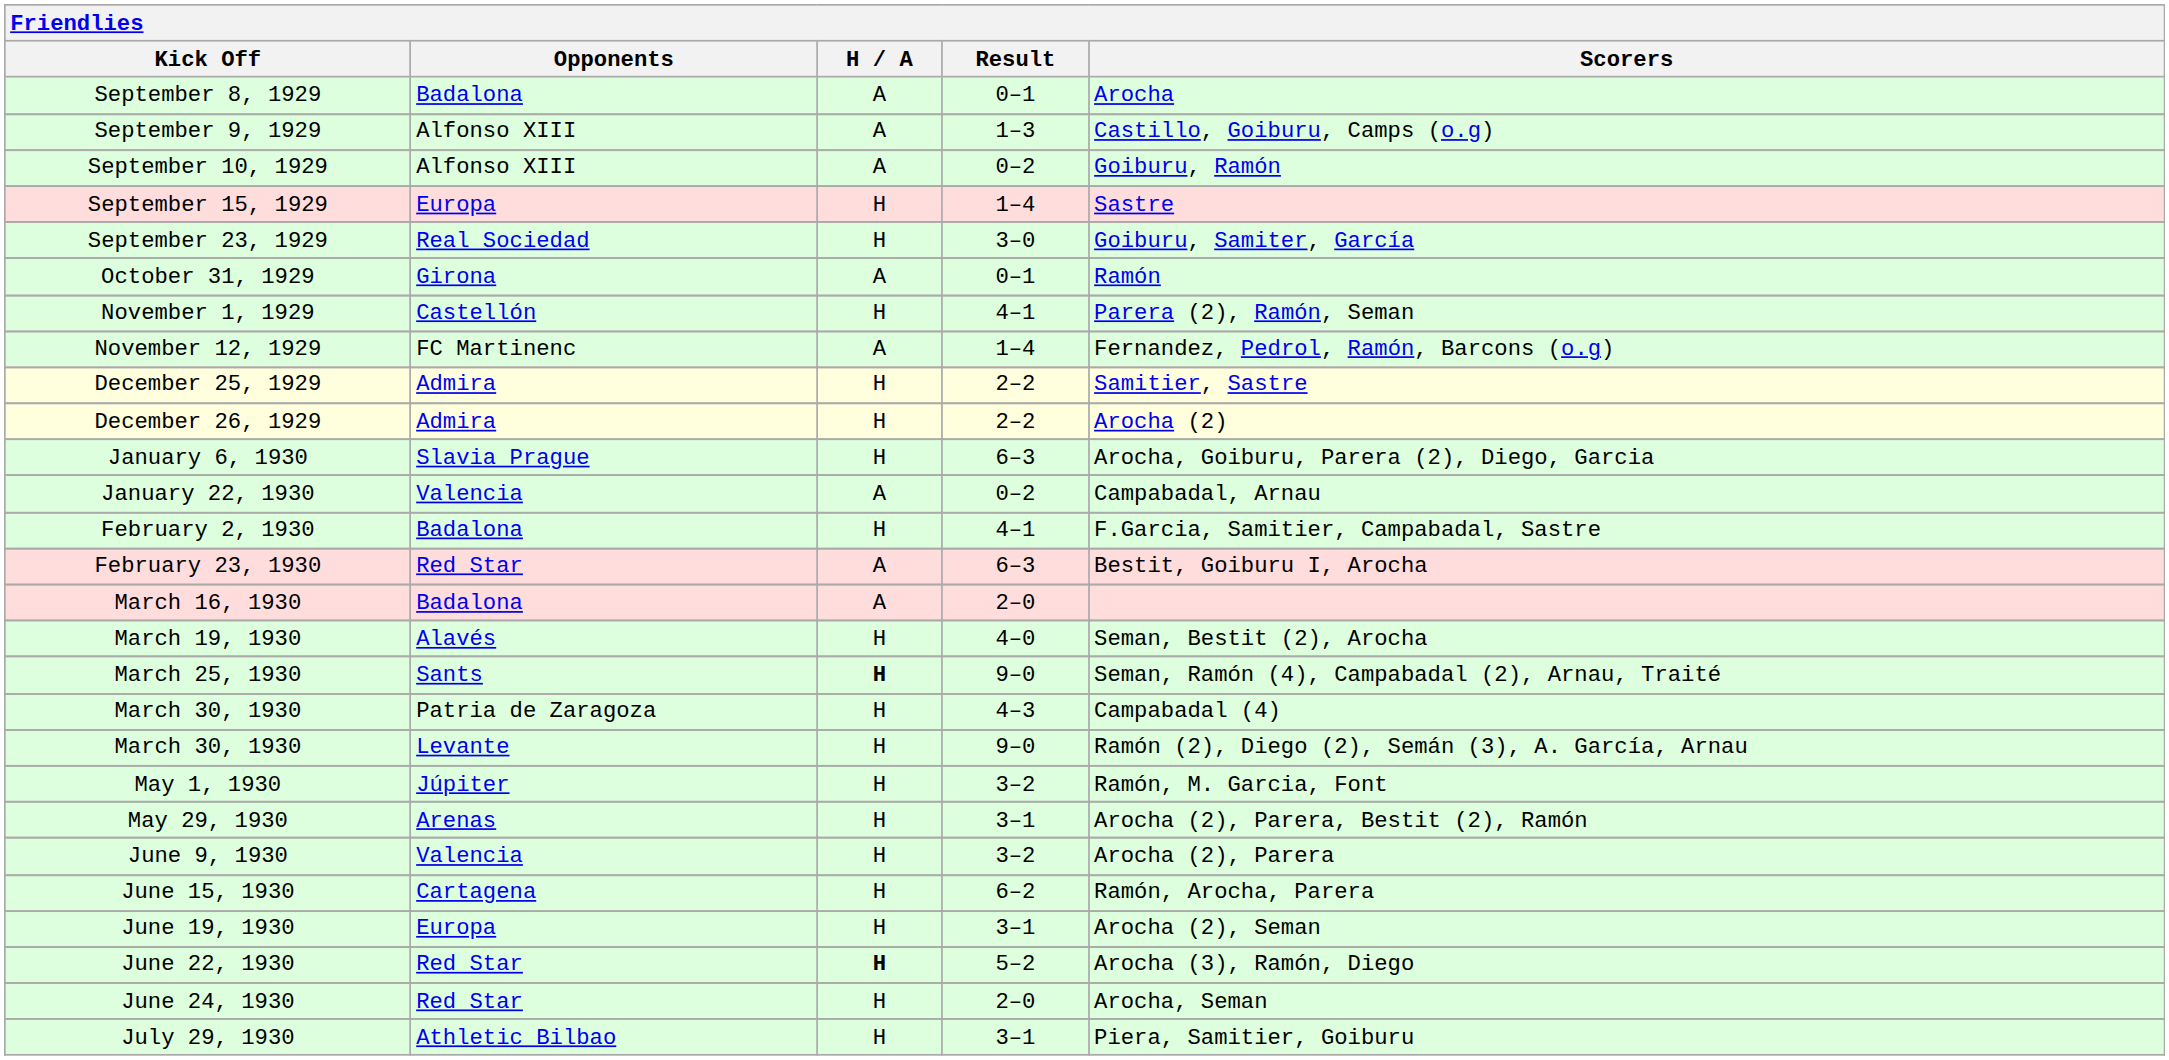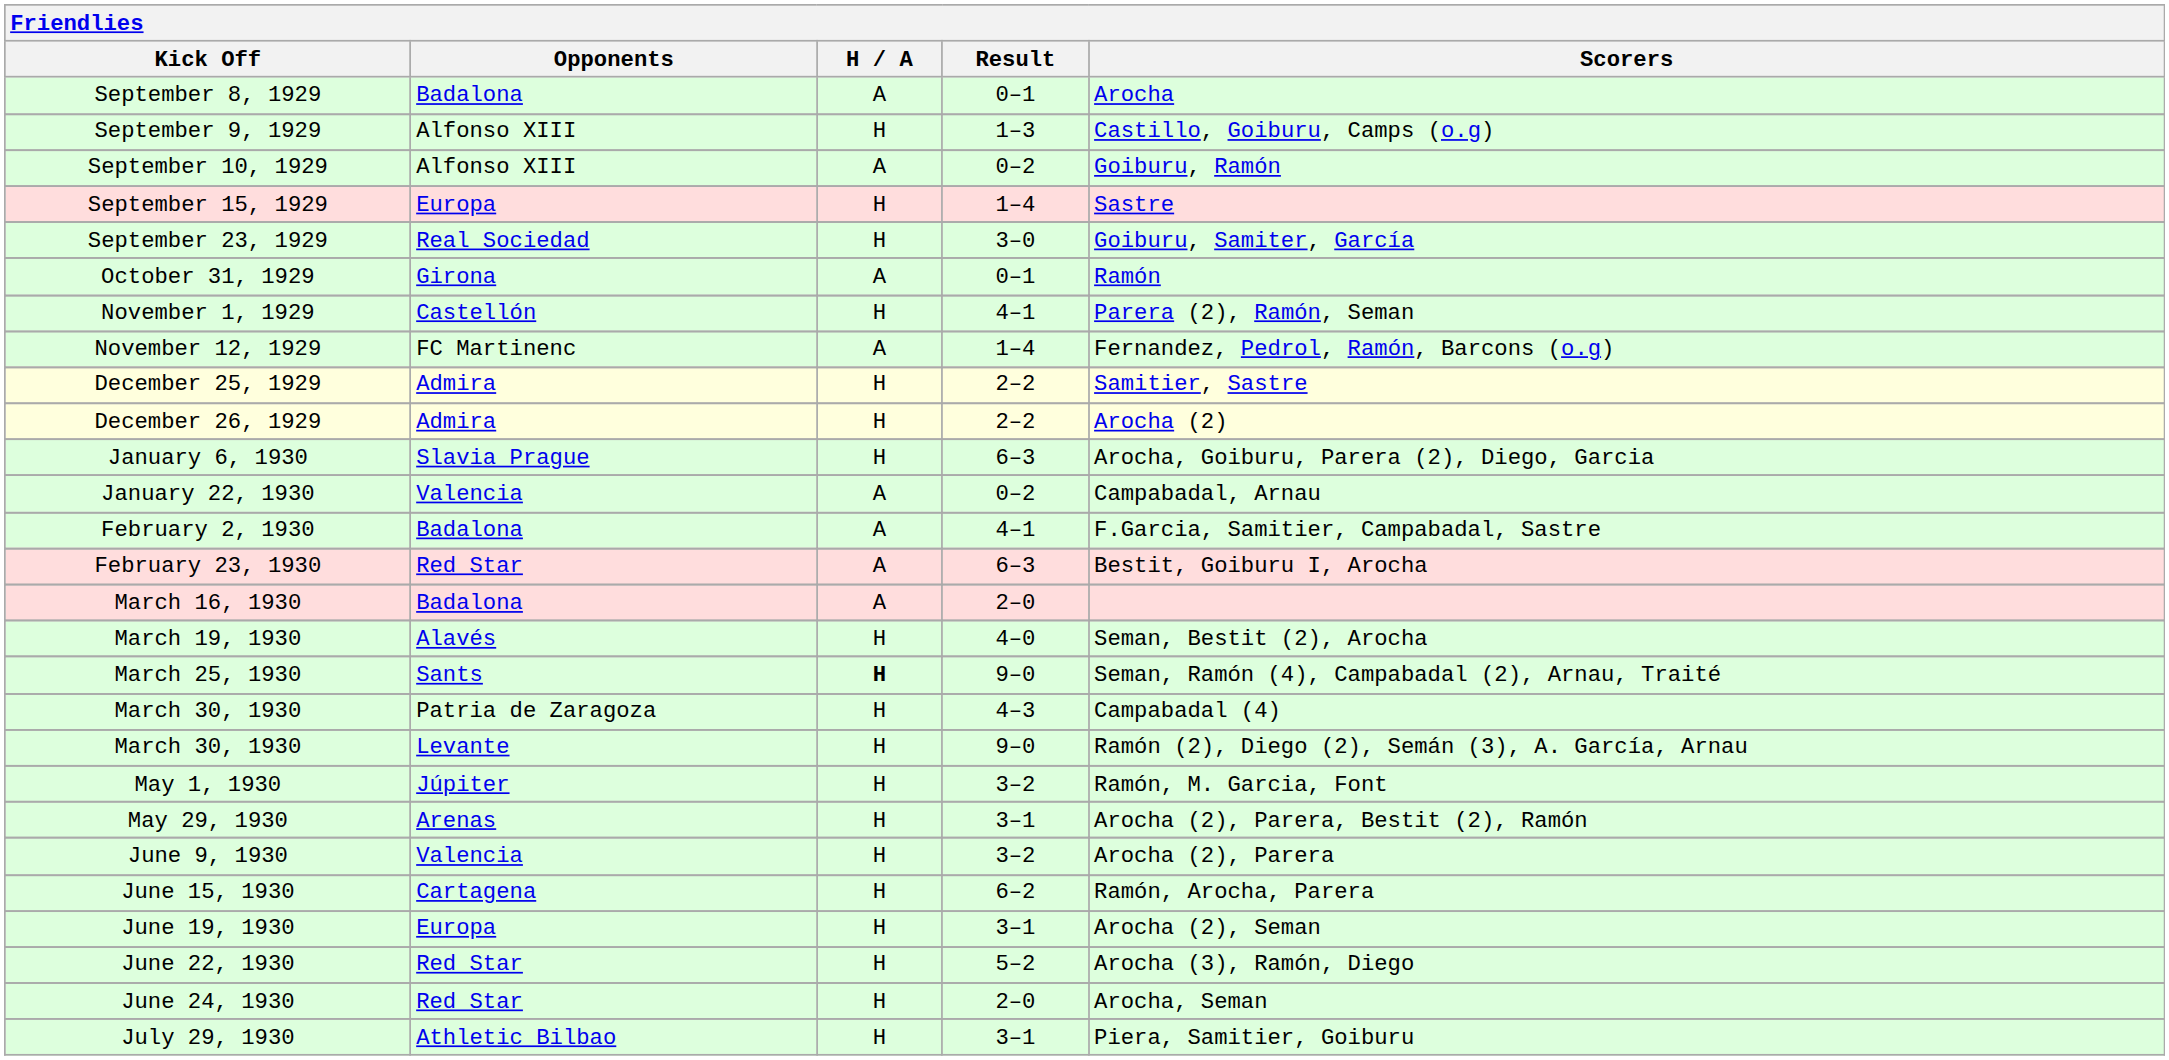(879, 132) A -> (879, 132) H
(879, 530) H -> (879, 530) A
(879, 965) bold -> (879, 965) normal
